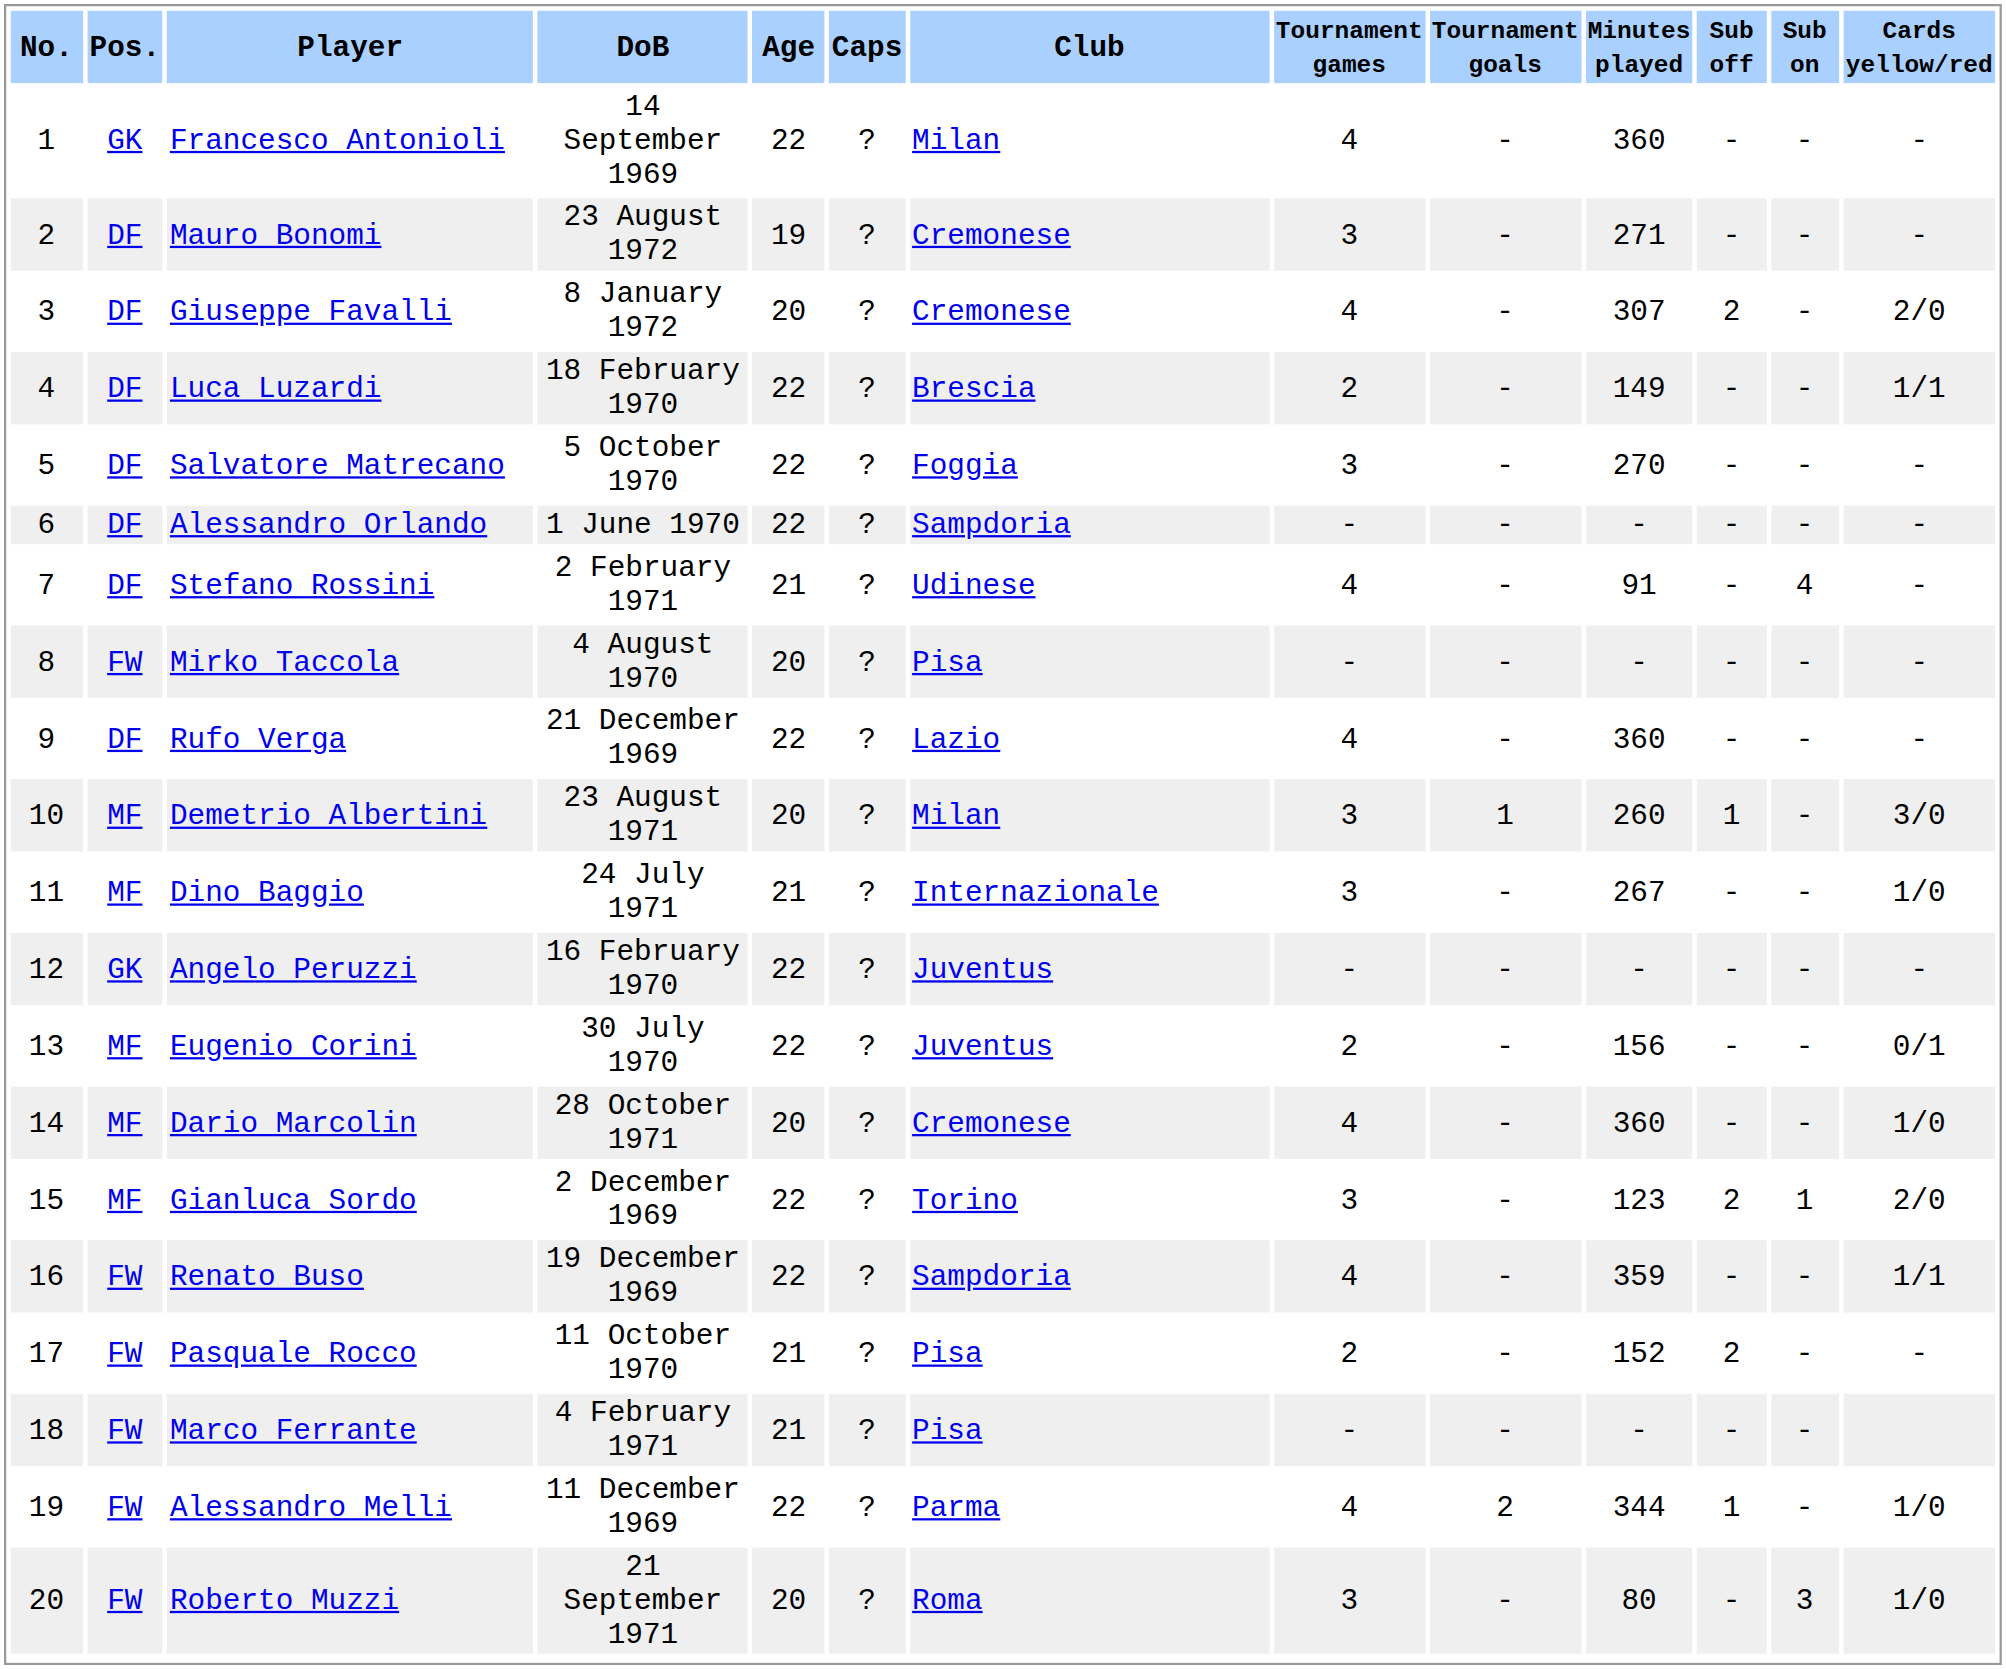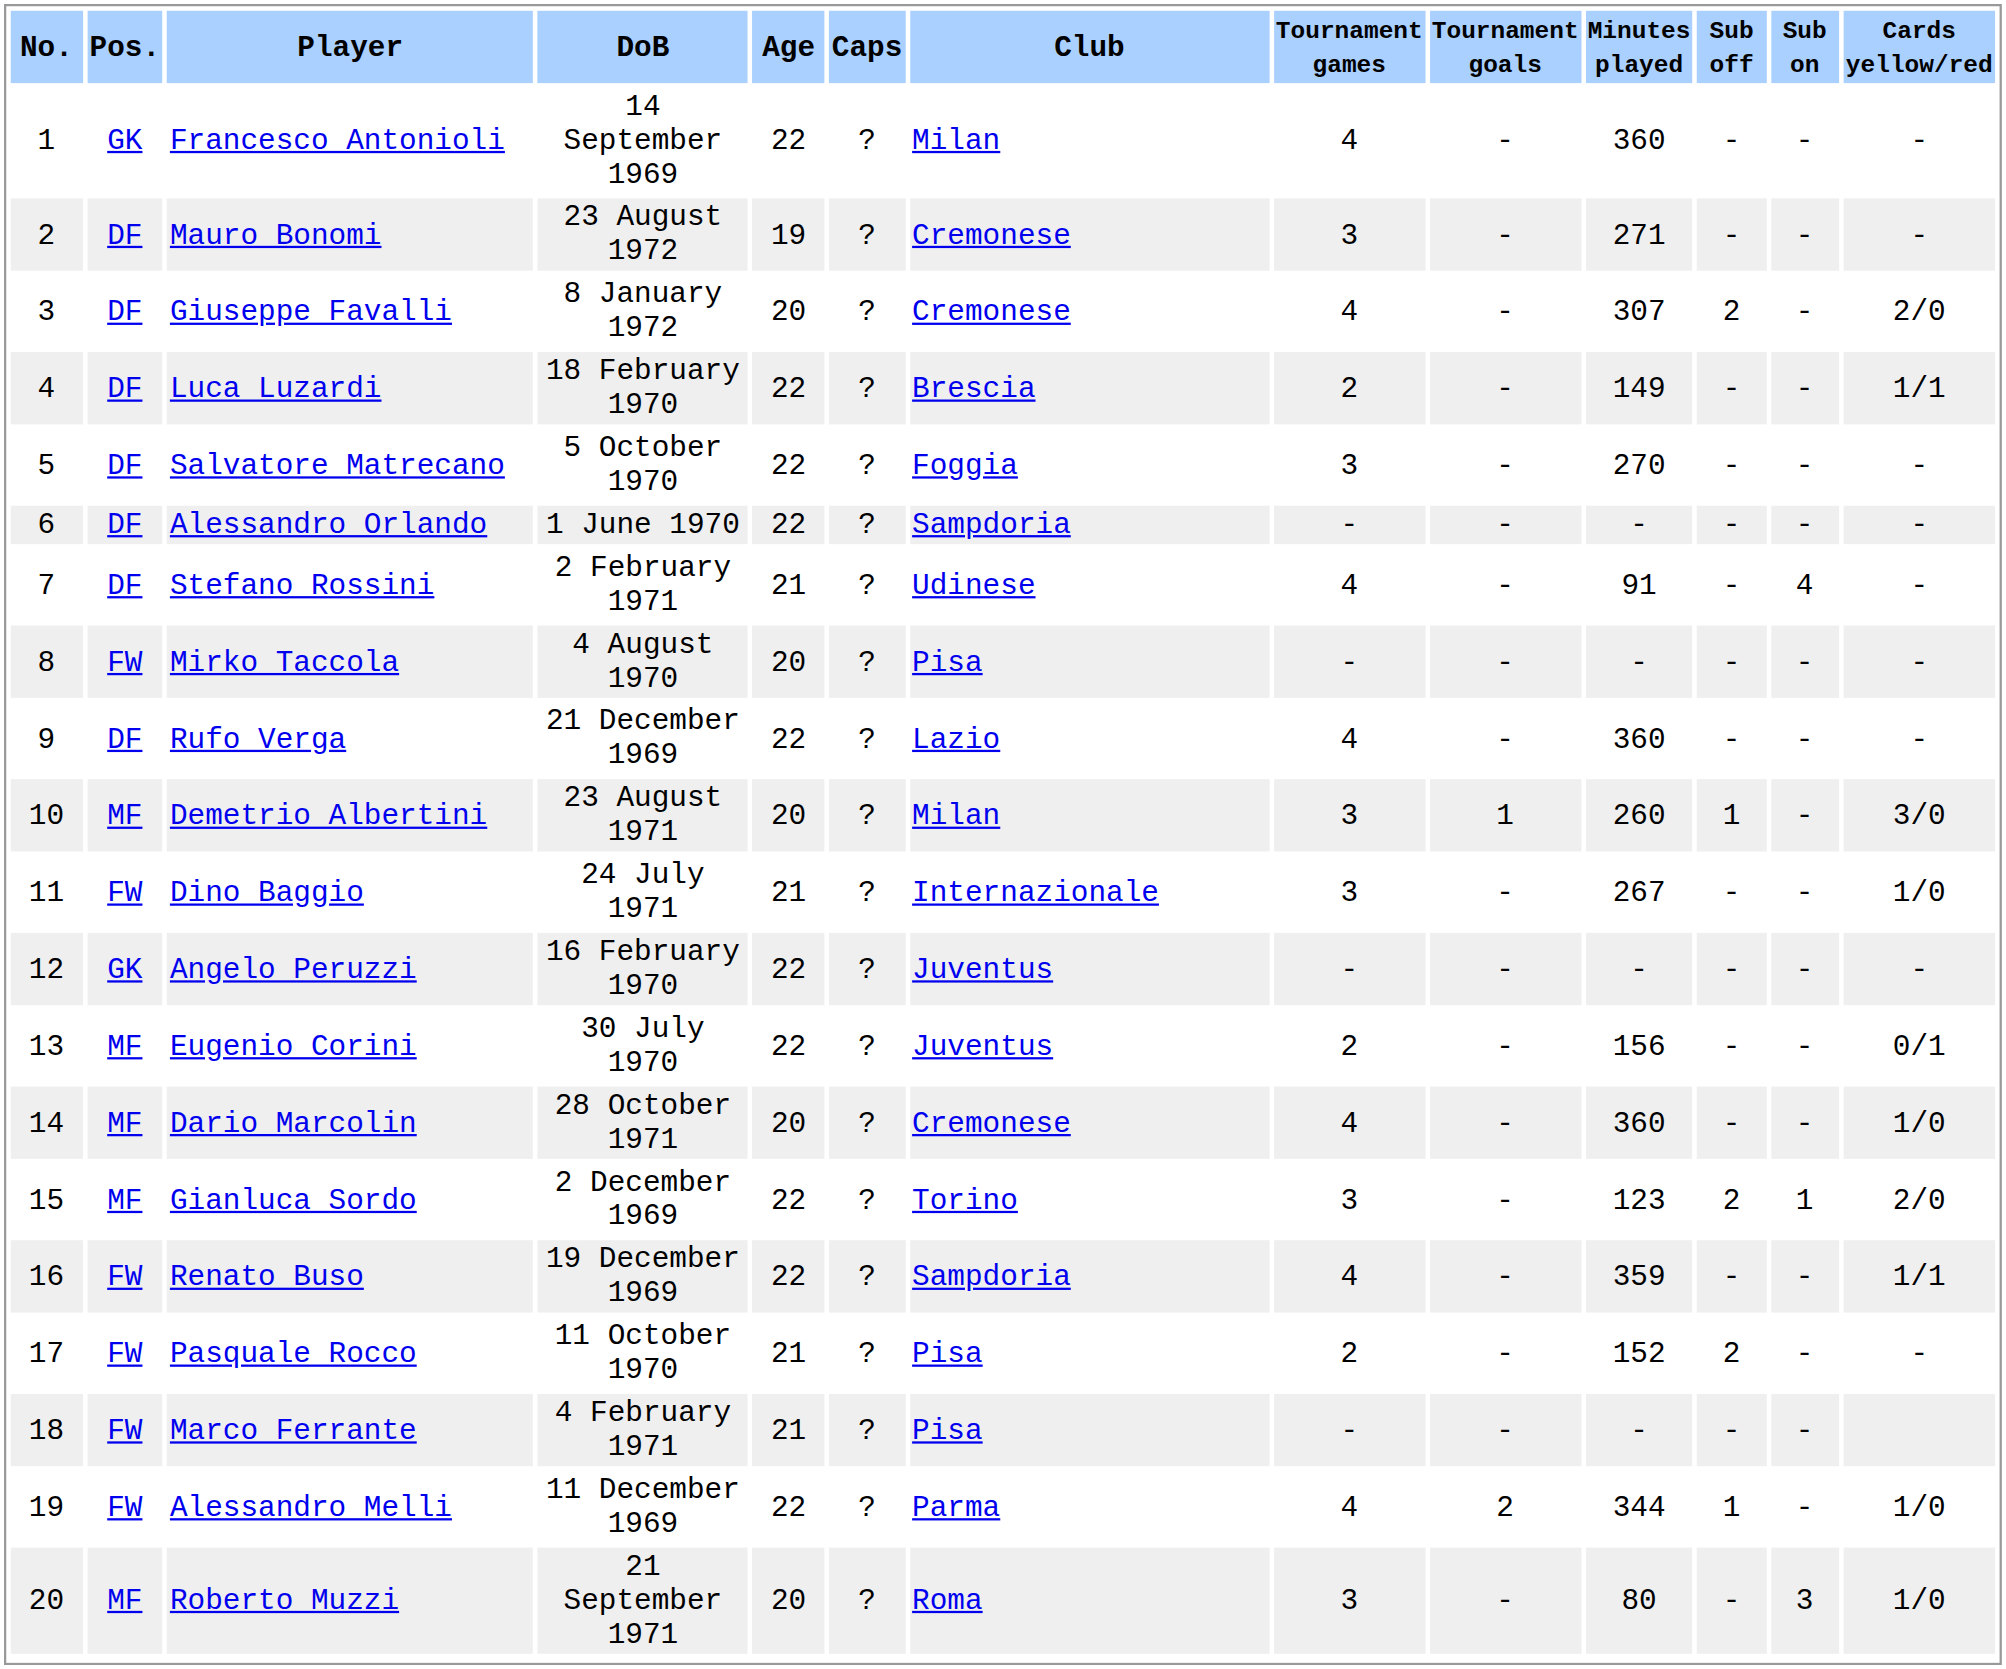(125, 892) MF -> (125, 892) FW
(125, 1601) FW -> (125, 1601) MF
